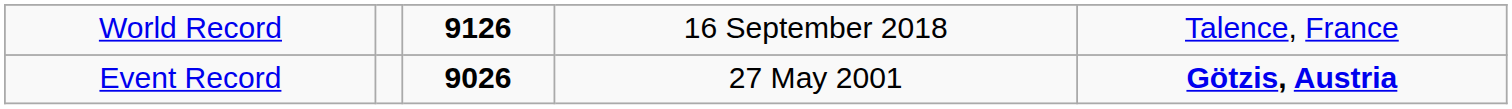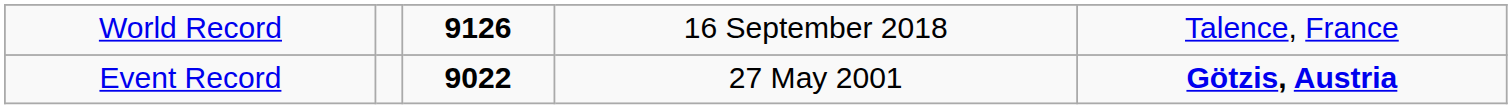(478, 78) 9026 -> (478, 78) 9022
